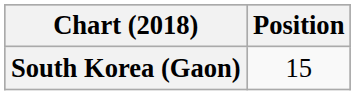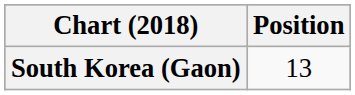(299, 67) 15 -> (299, 67) 13
